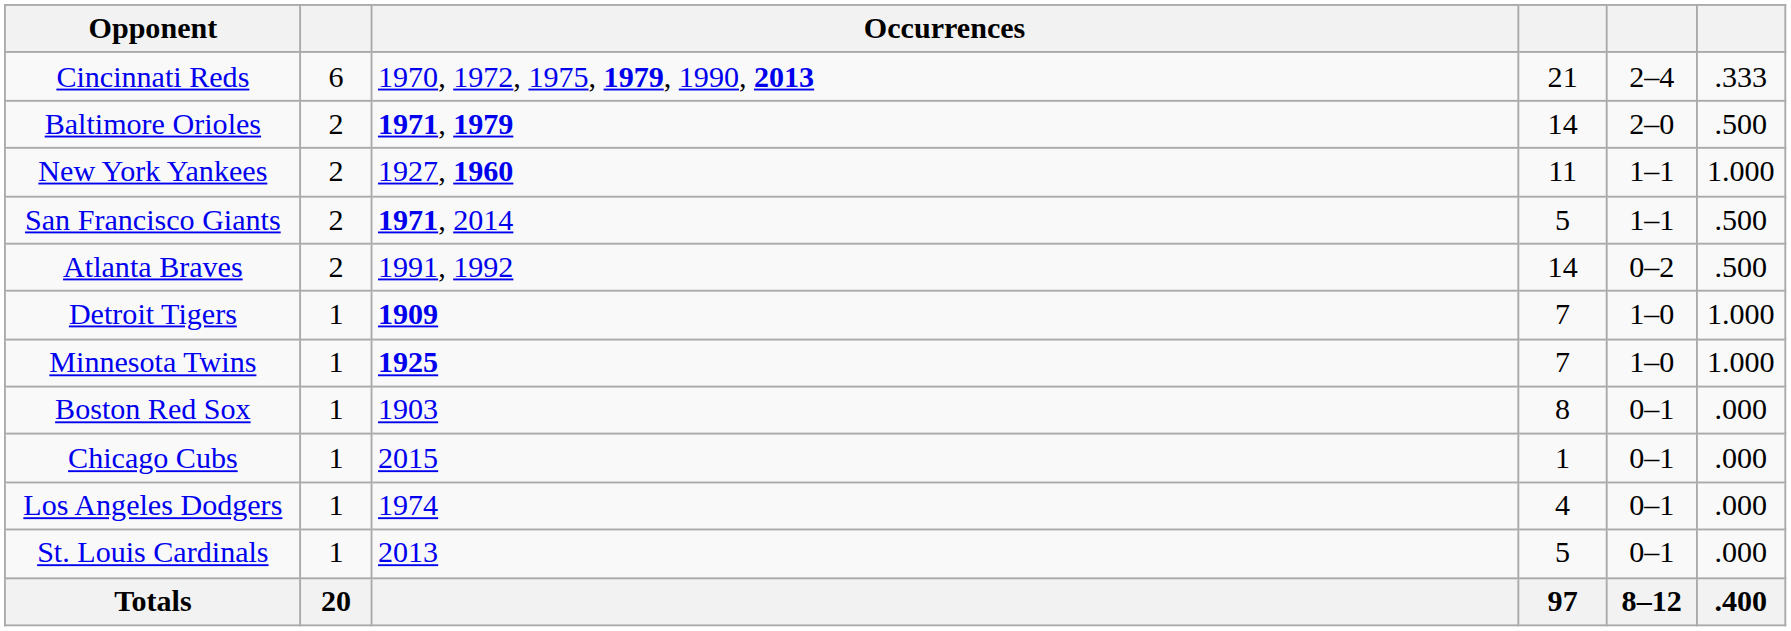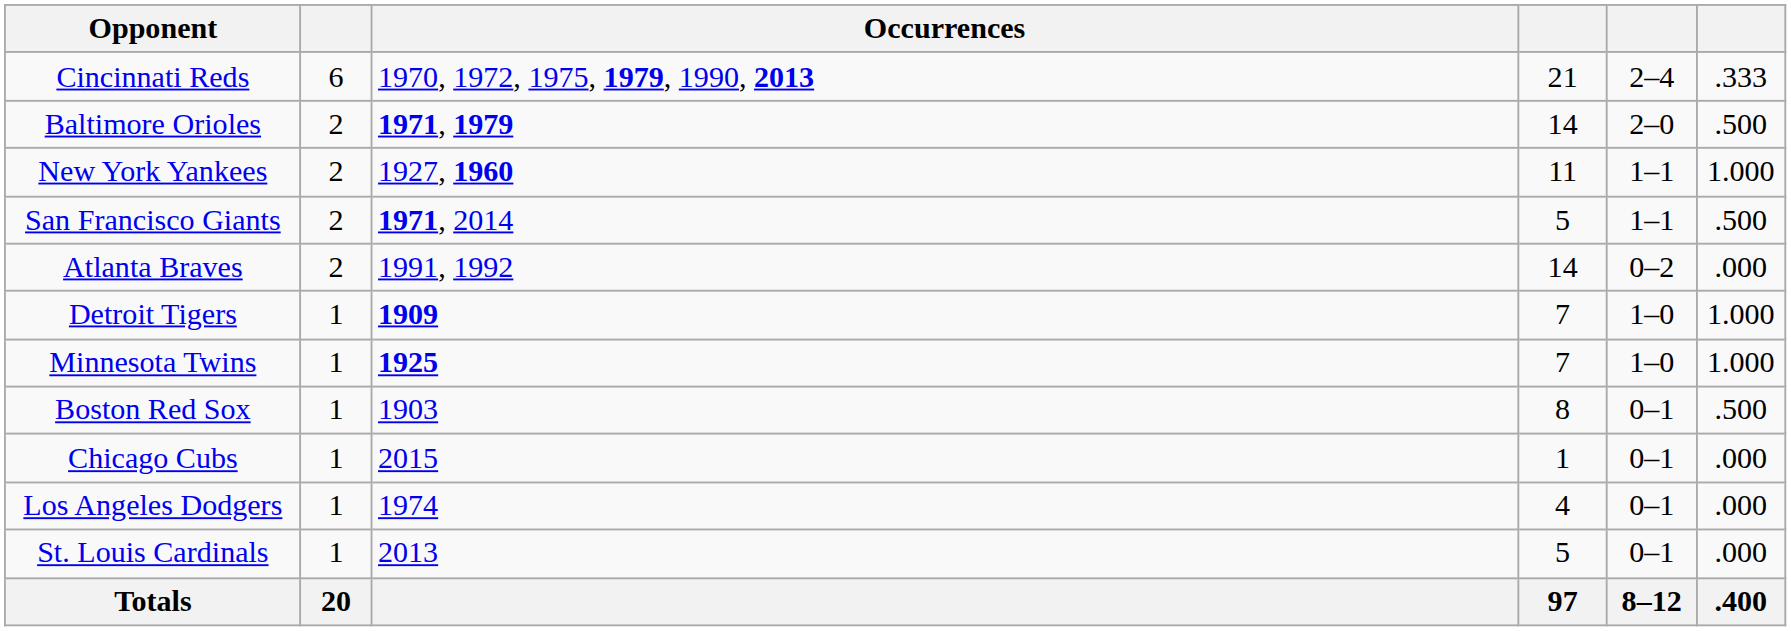(1741, 266) .500 -> (1741, 266) .000
(1741, 409) .000 -> (1741, 409) .500
